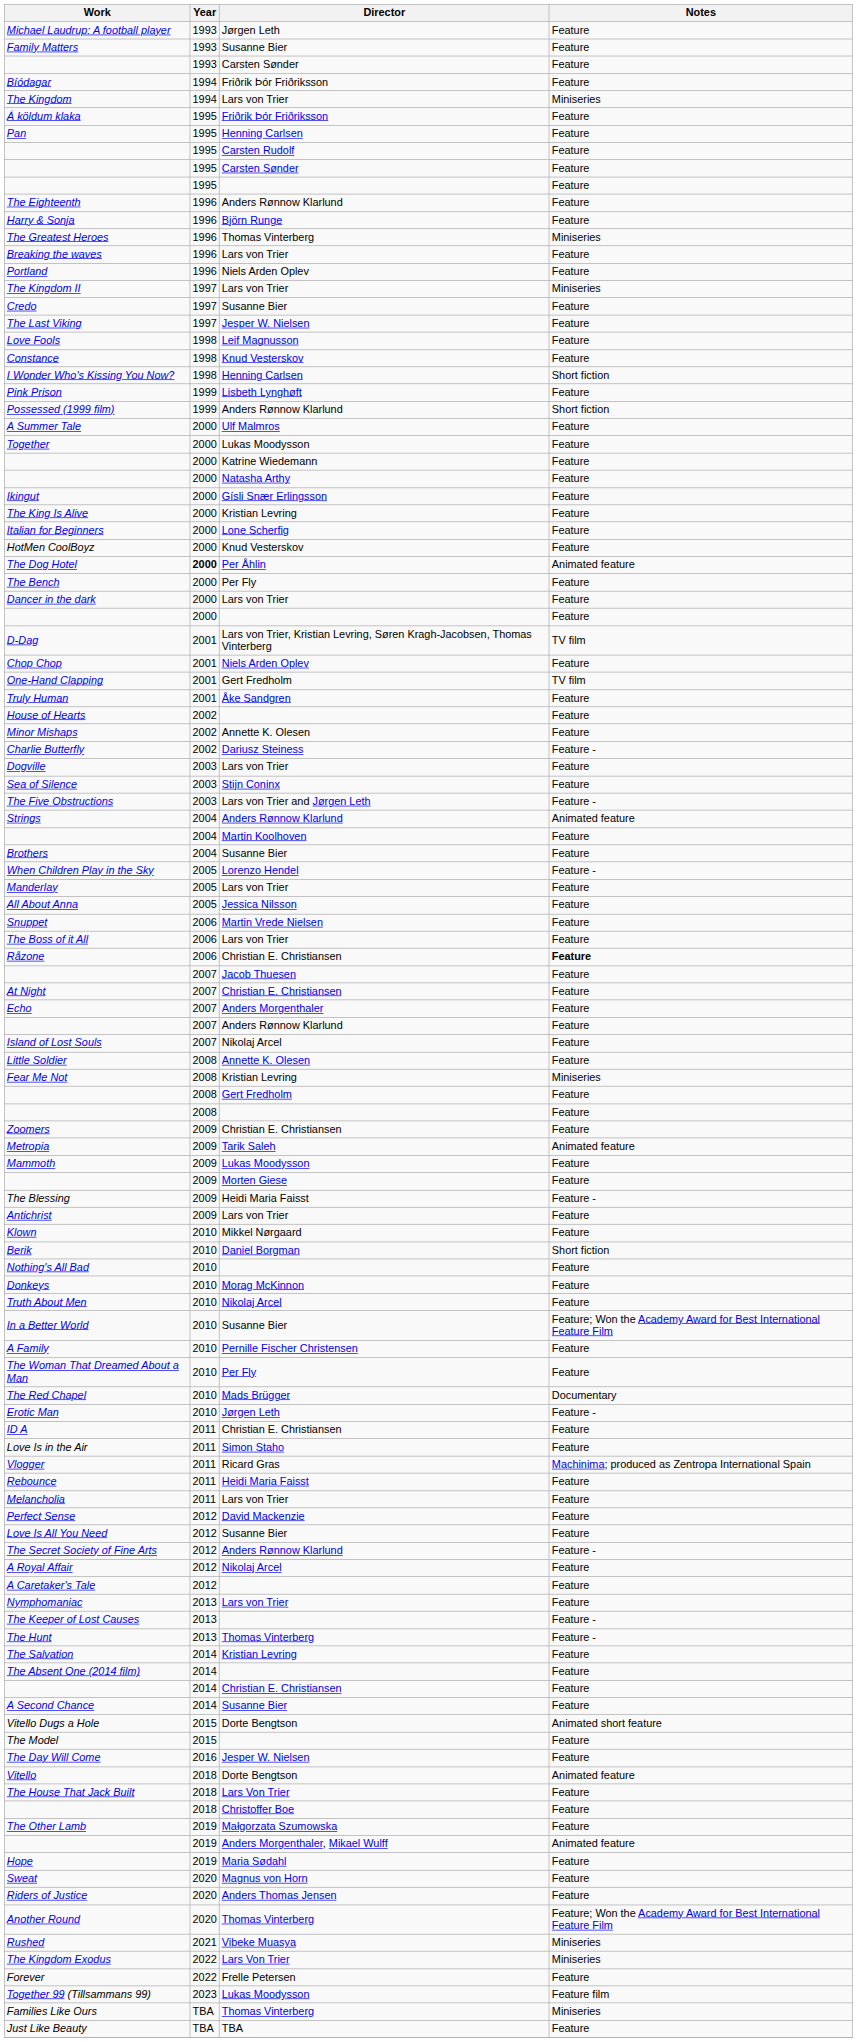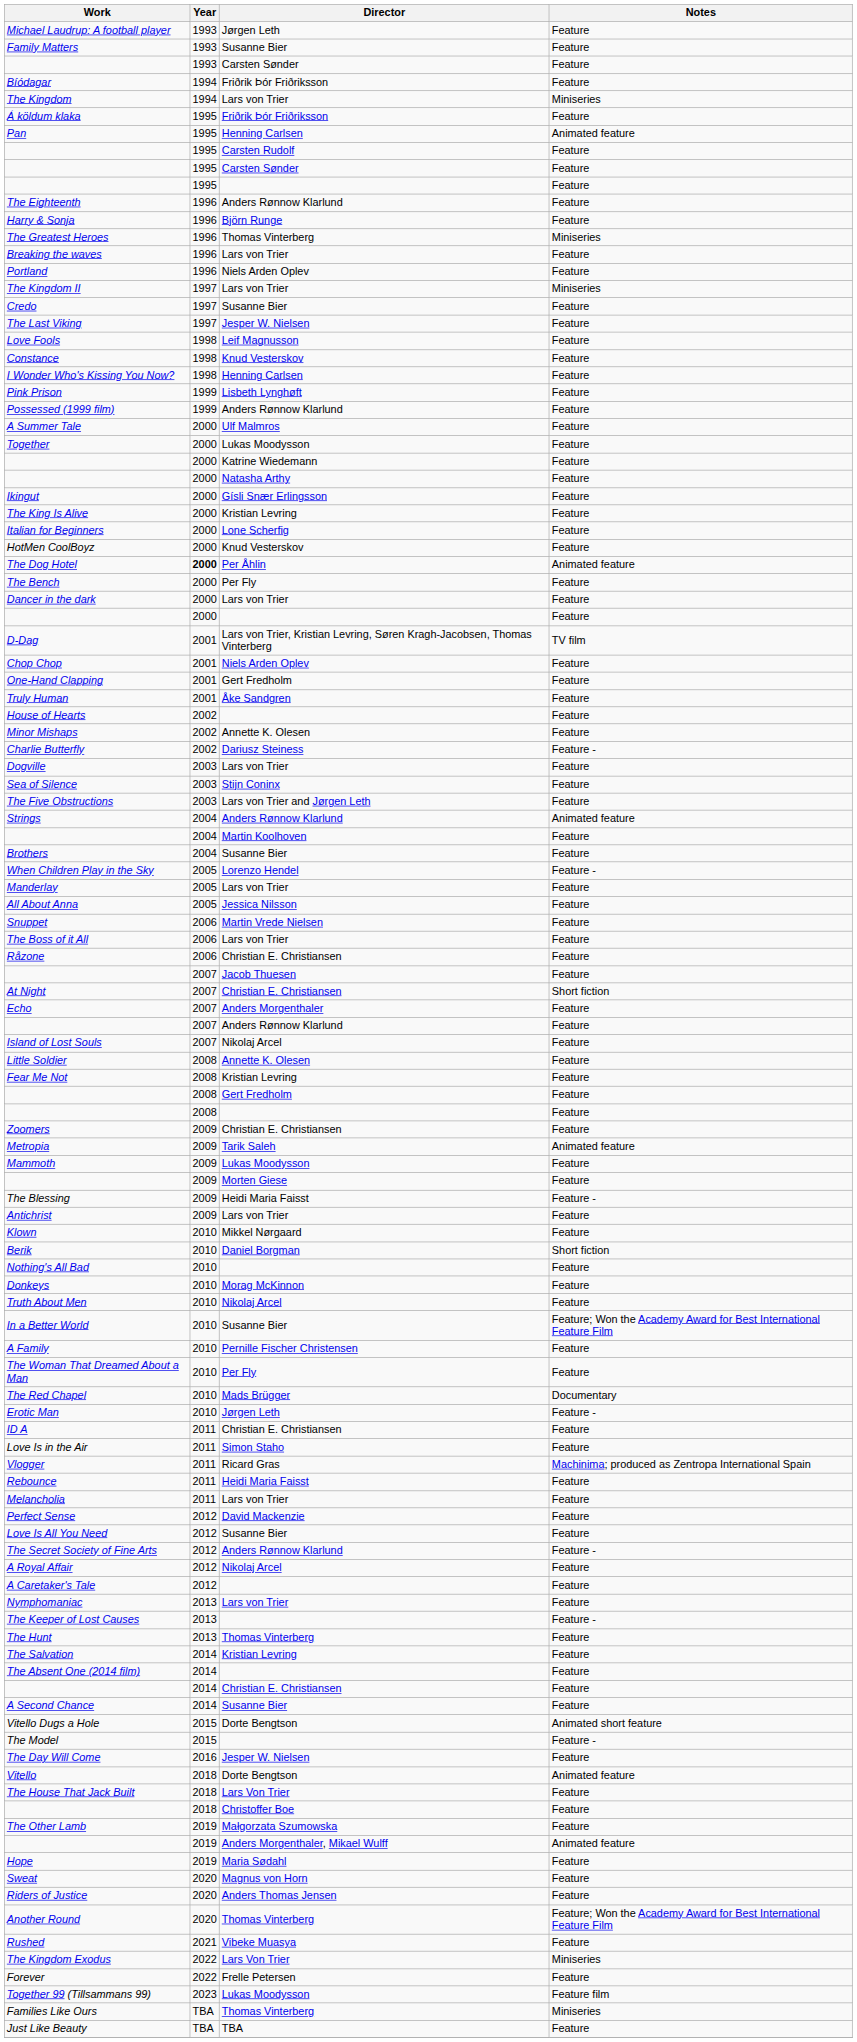(571, 133) Feature -> (593, 133) Animated feature
(581, 375) Short fiction -> (571, 375) Feature
(581, 409) Short fiction -> (571, 409) Feature
(569, 681) TV film -> (571, 681) Feature
(574, 801) Feature - -> (571, 801) Feature
(571, 957) bold -> (571, 957) normal
(571, 991) Feature -> (581, 991) Short fiction
(576, 1077) Miniseries -> (571, 1077) Feature
(574, 1637) Feature - -> (571, 1637) Feature
(571, 1740) Feature -> (574, 1740) Feature -
(576, 1942) Miniseries -> (571, 1942) Feature
